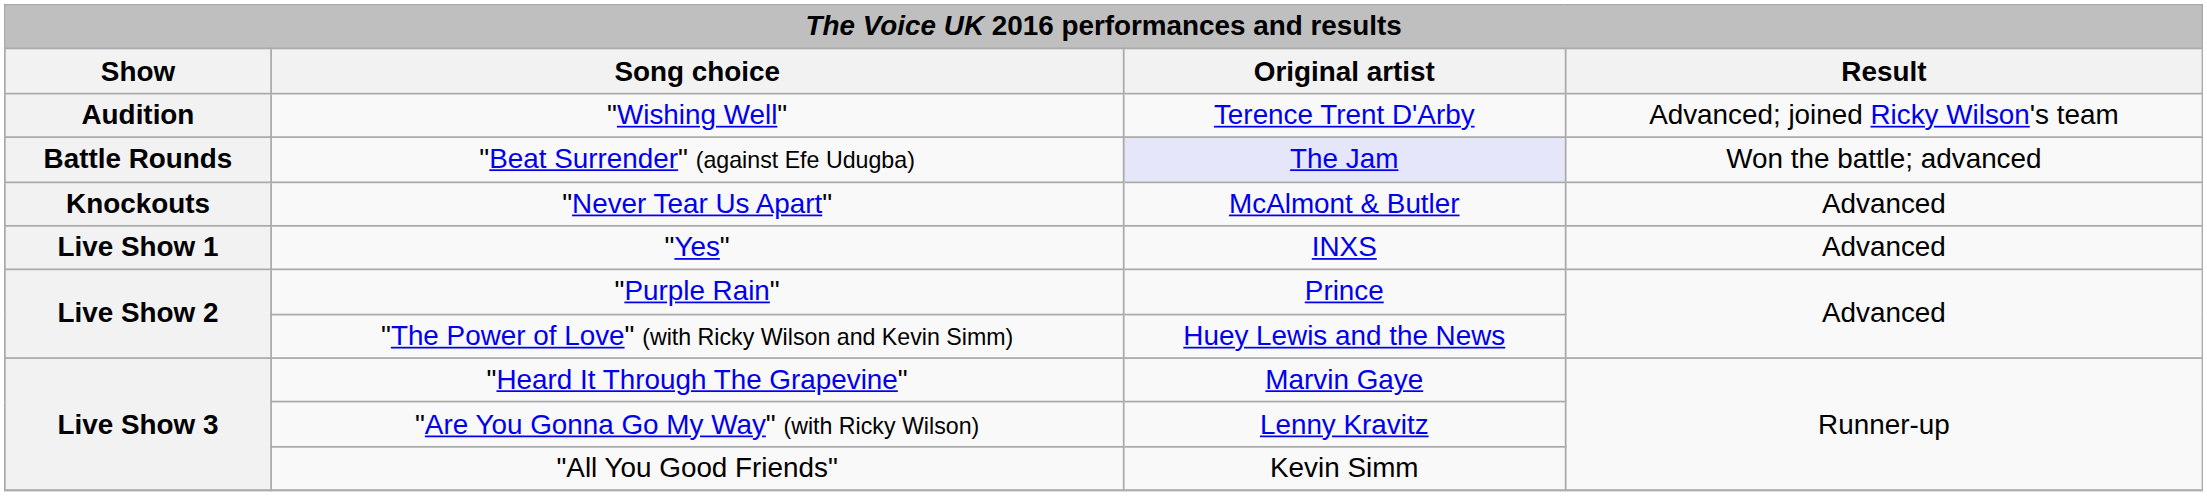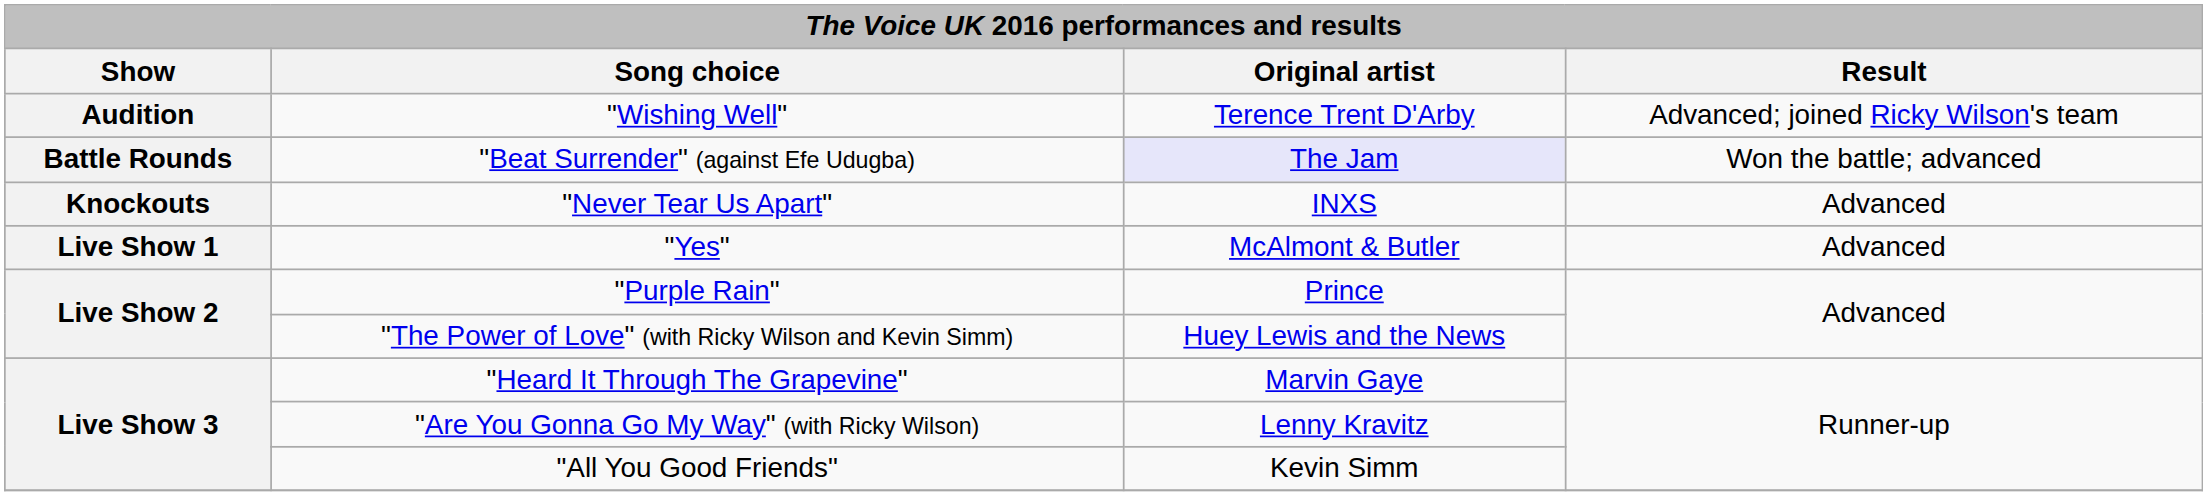(1344, 203) McAlmont & Butler -> (1344, 203) INXS
(1344, 247) INXS -> (1344, 247) McAlmont & Butler
